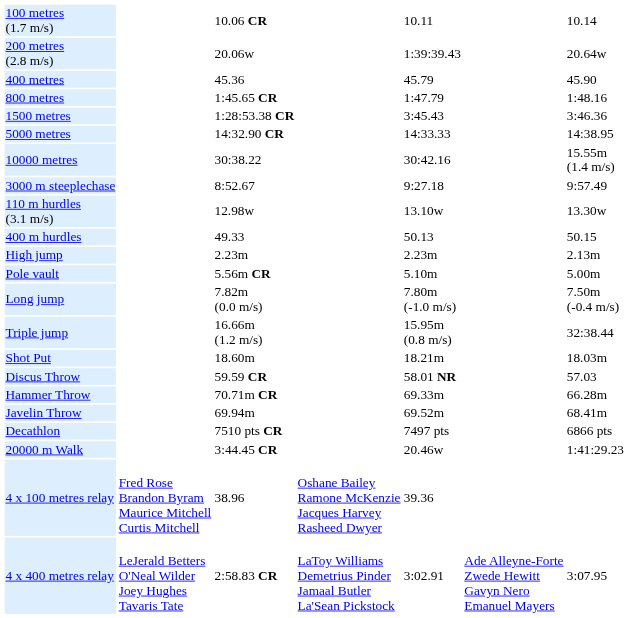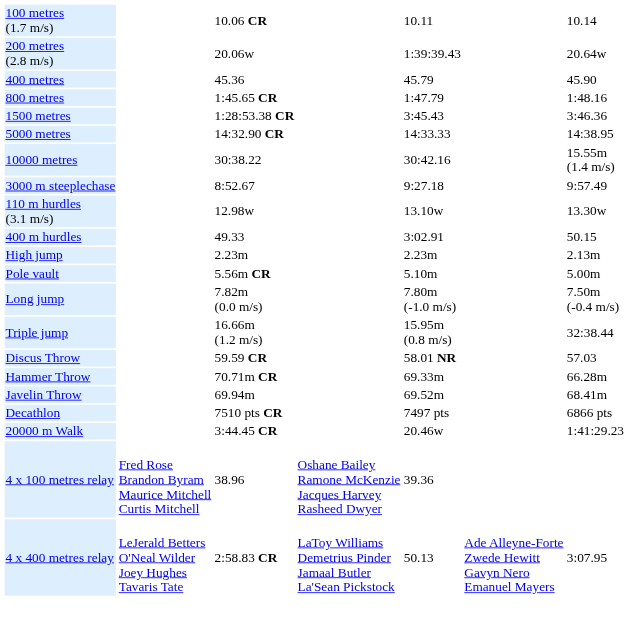(419, 237) 50.13 -> (424, 237) 3:02.91
- row: (28, 358)
(424, 575) 3:02.91 -> (419, 557) 50.13
